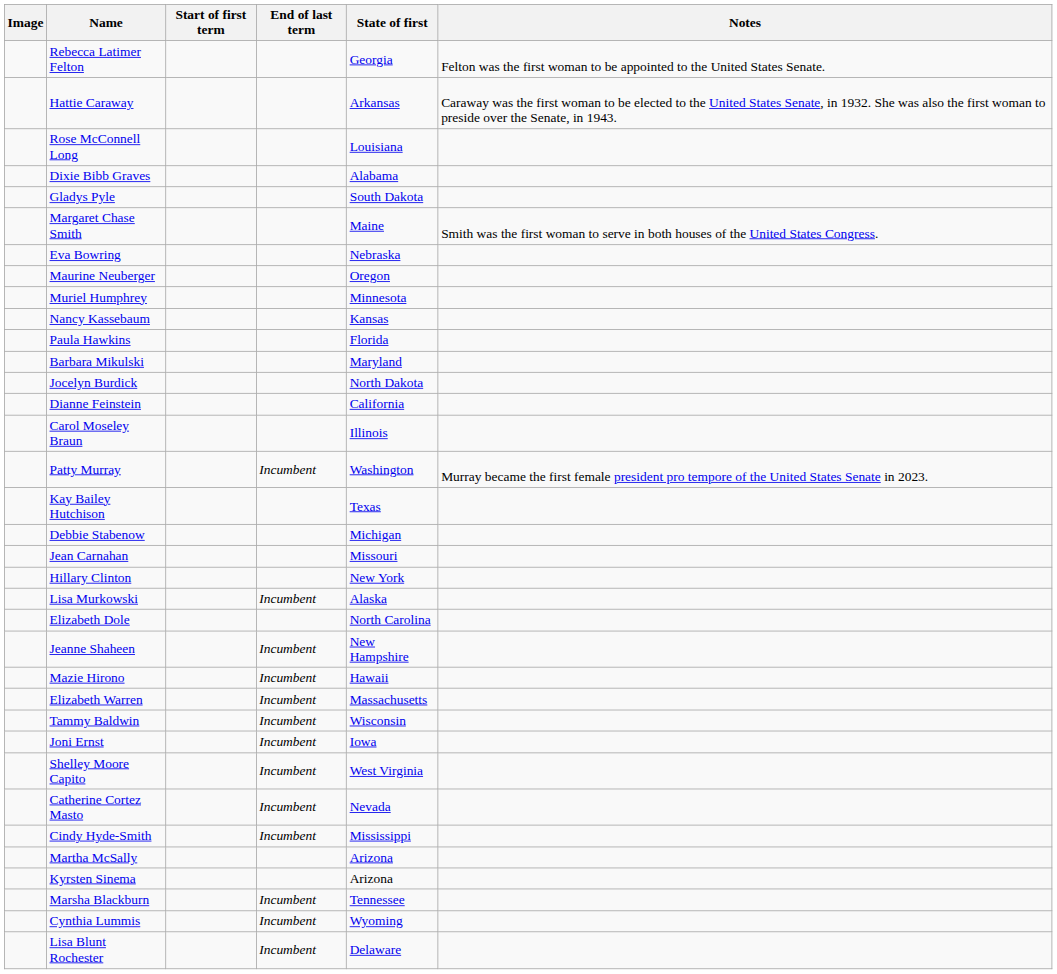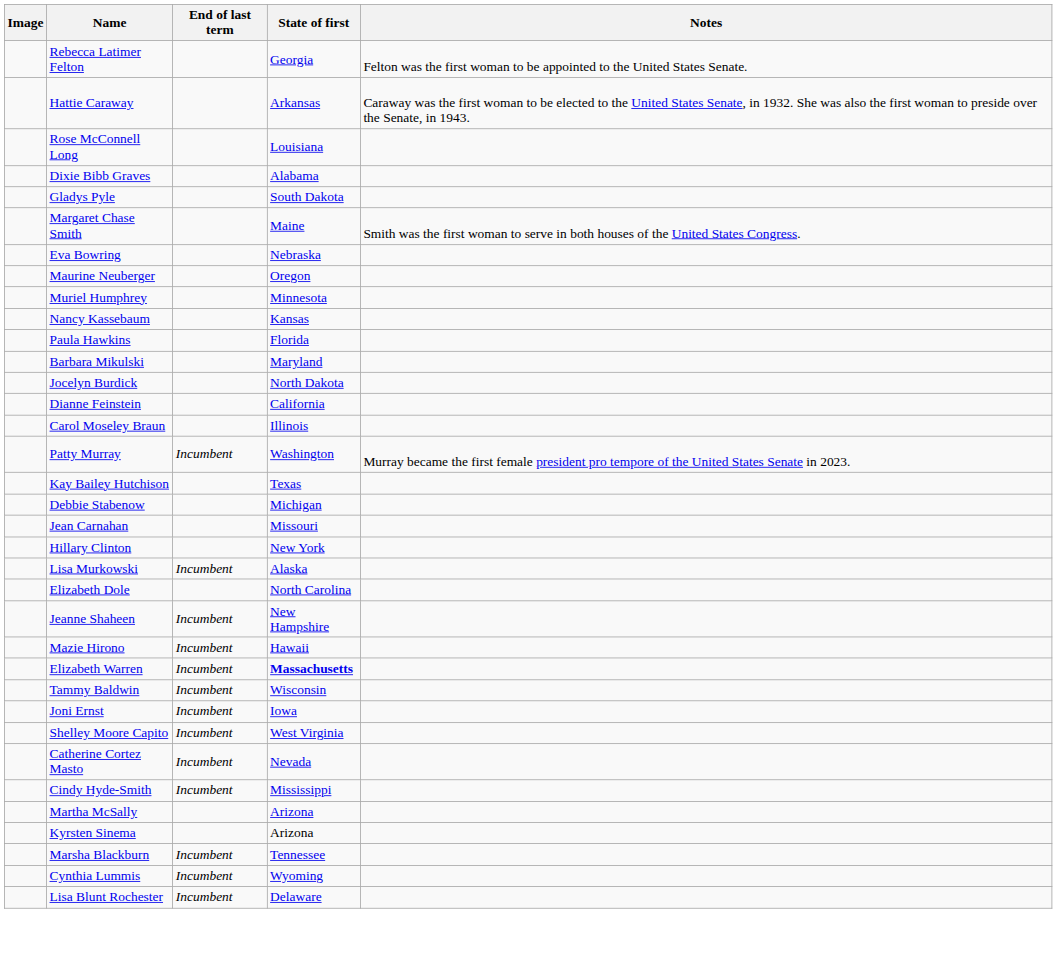- column: (211, 22)
(388, 699) normal -> (312, 668) bold
